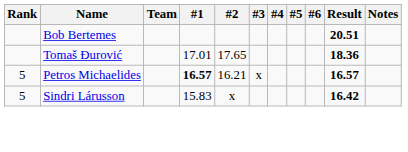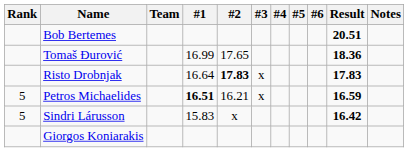(197, 55) 17.01 -> (200, 55) 16.99
+ row: (82, 75)
(197, 75) 16.57 -> (200, 95) 16.51
(344, 75) 16.57 -> (347, 95) 16.59
+ row: (93, 136)
